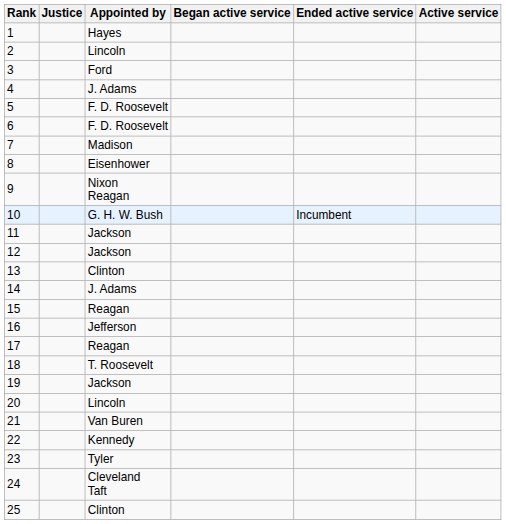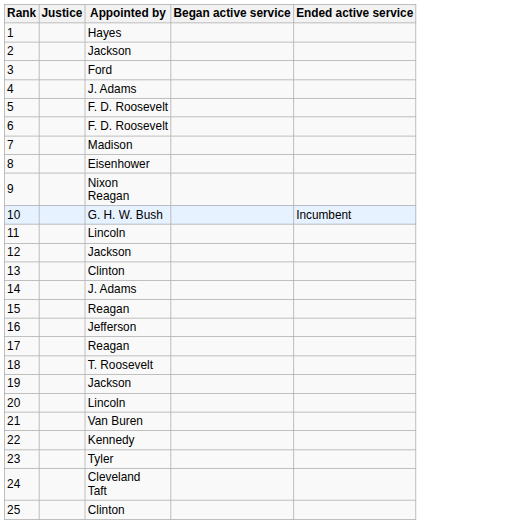- column: (459, 13)
(107, 51) Lincoln -> (109, 51) Jackson
(109, 233) Jackson -> (107, 233) Lincoln
